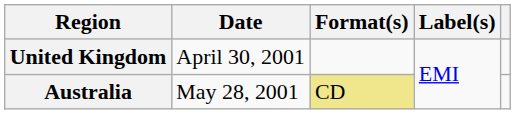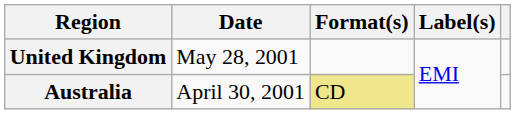(241, 56) April 30, 2001 -> (238, 56) May 28, 2001
(238, 91) May 28, 2001 -> (241, 91) April 30, 2001
